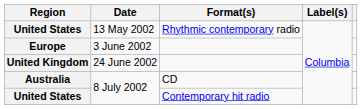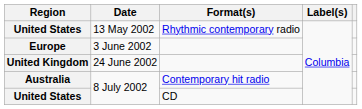(170, 79) CD -> (216, 79) Contemporary hit radio
(216, 96) Contemporary hit radio -> (170, 96) CD
